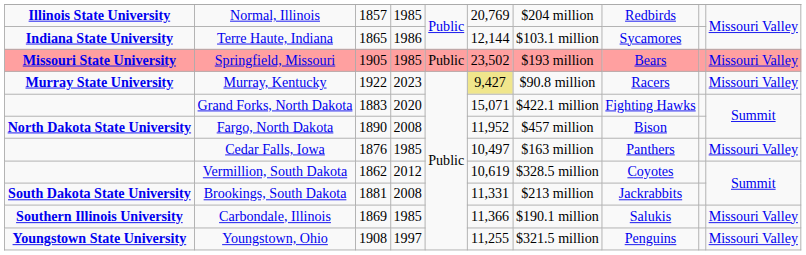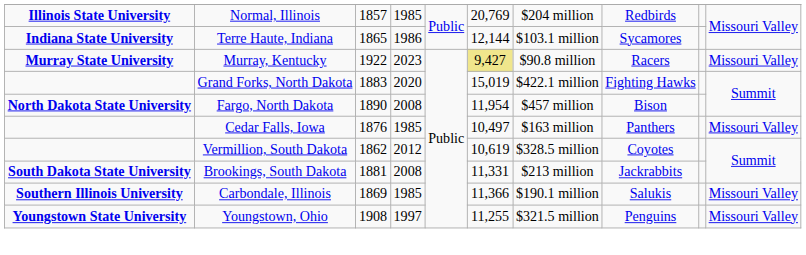- row: (275, 60)
(490, 104) 15,071 -> (490, 82) 15,019
(490, 127) 11,952 -> (490, 104) 11,954
